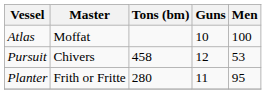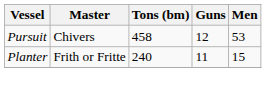- row: (21, 36)
(142, 78) 280 -> (142, 57) 240
(238, 78) 95 -> (238, 57) 15
